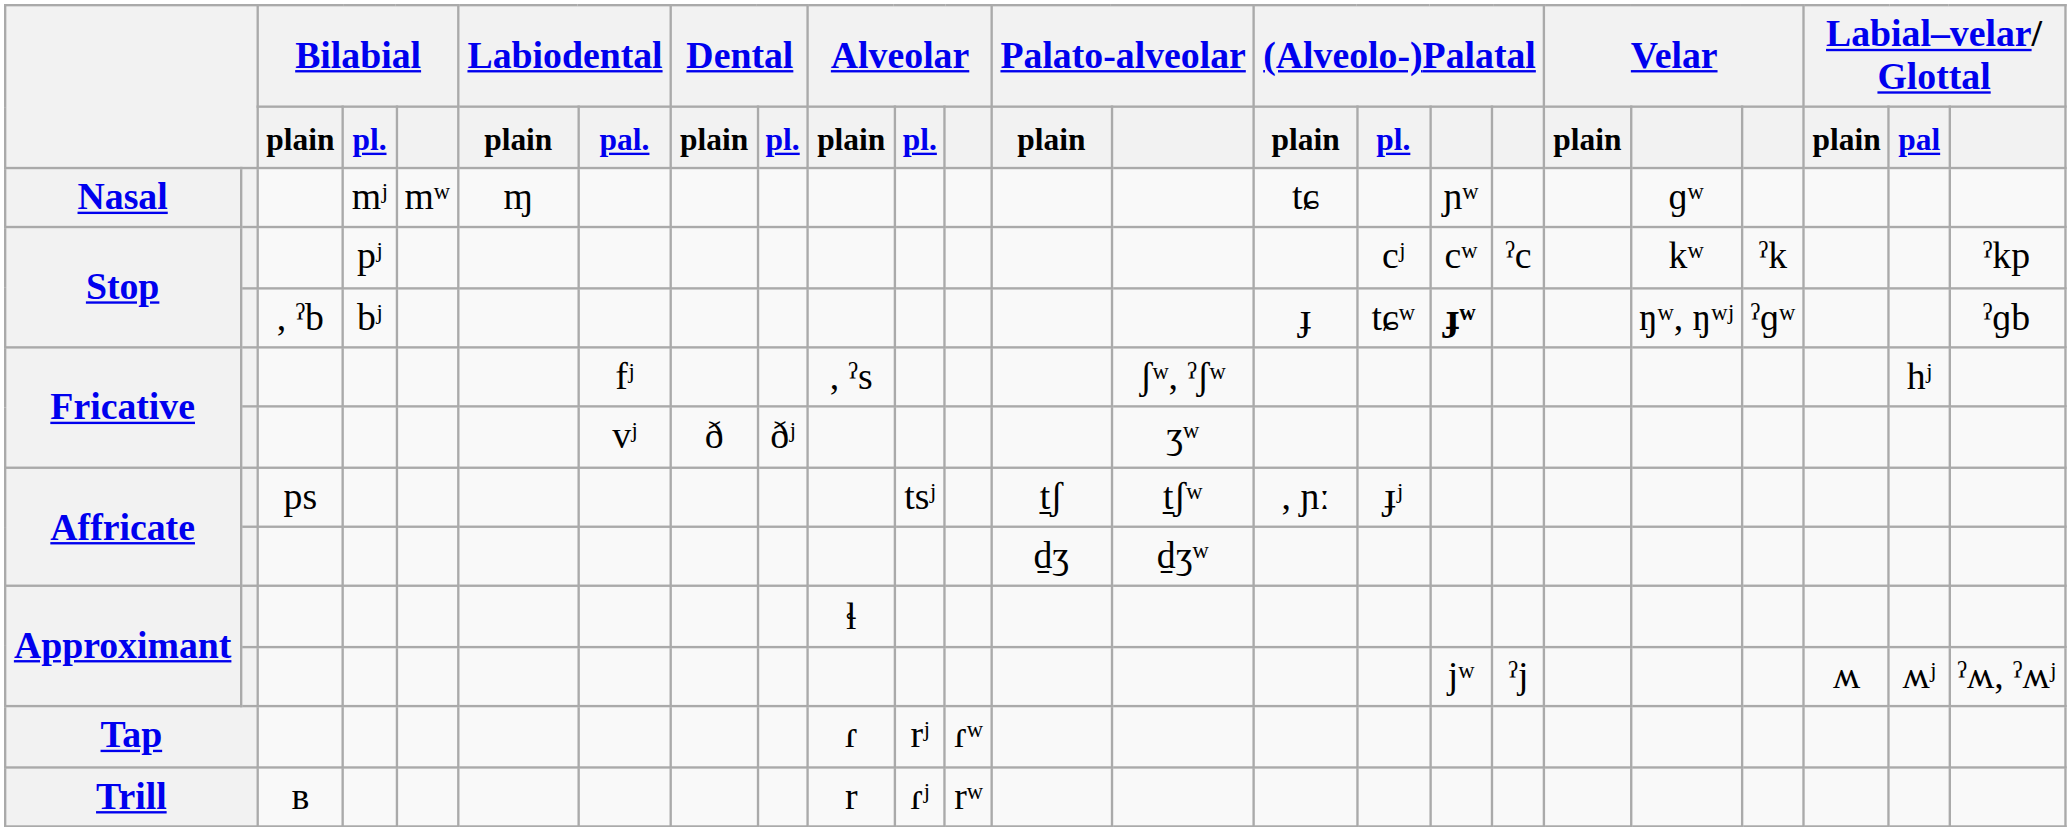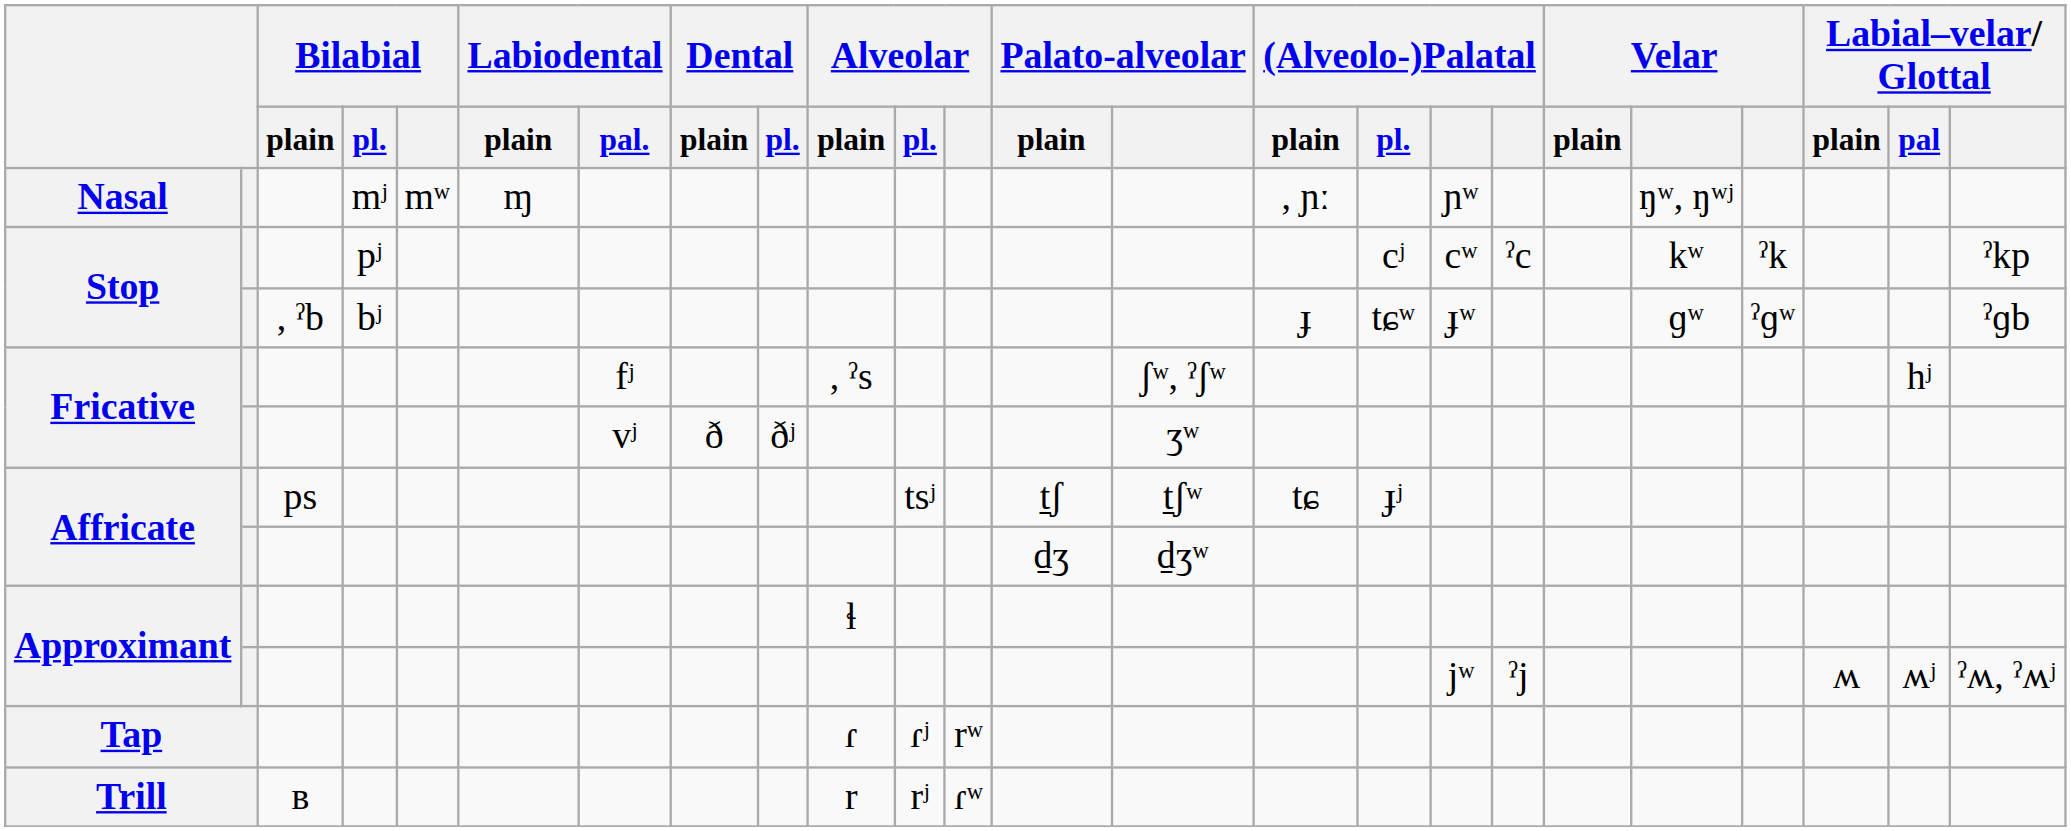(1306, 196) tɕ -> (1306, 196) , ɲː
(1686, 196) ɡʷ -> (1686, 196) ŋʷ, ŋʷʲ
(1461, 316) bold -> (1461, 316) normal
(1686, 316) ŋʷ, ŋʷʲ -> (1686, 316) ɡʷ
(1306, 496) , ɲː -> (1306, 496) tɕ
(920, 735) rʲ -> (920, 735) ɾʲ
(969, 735) ɾʷ -> (969, 735) rʷ
(920, 795) ɾʲ -> (920, 795) rʲ
(969, 795) rʷ -> (969, 795) ɾʷ
